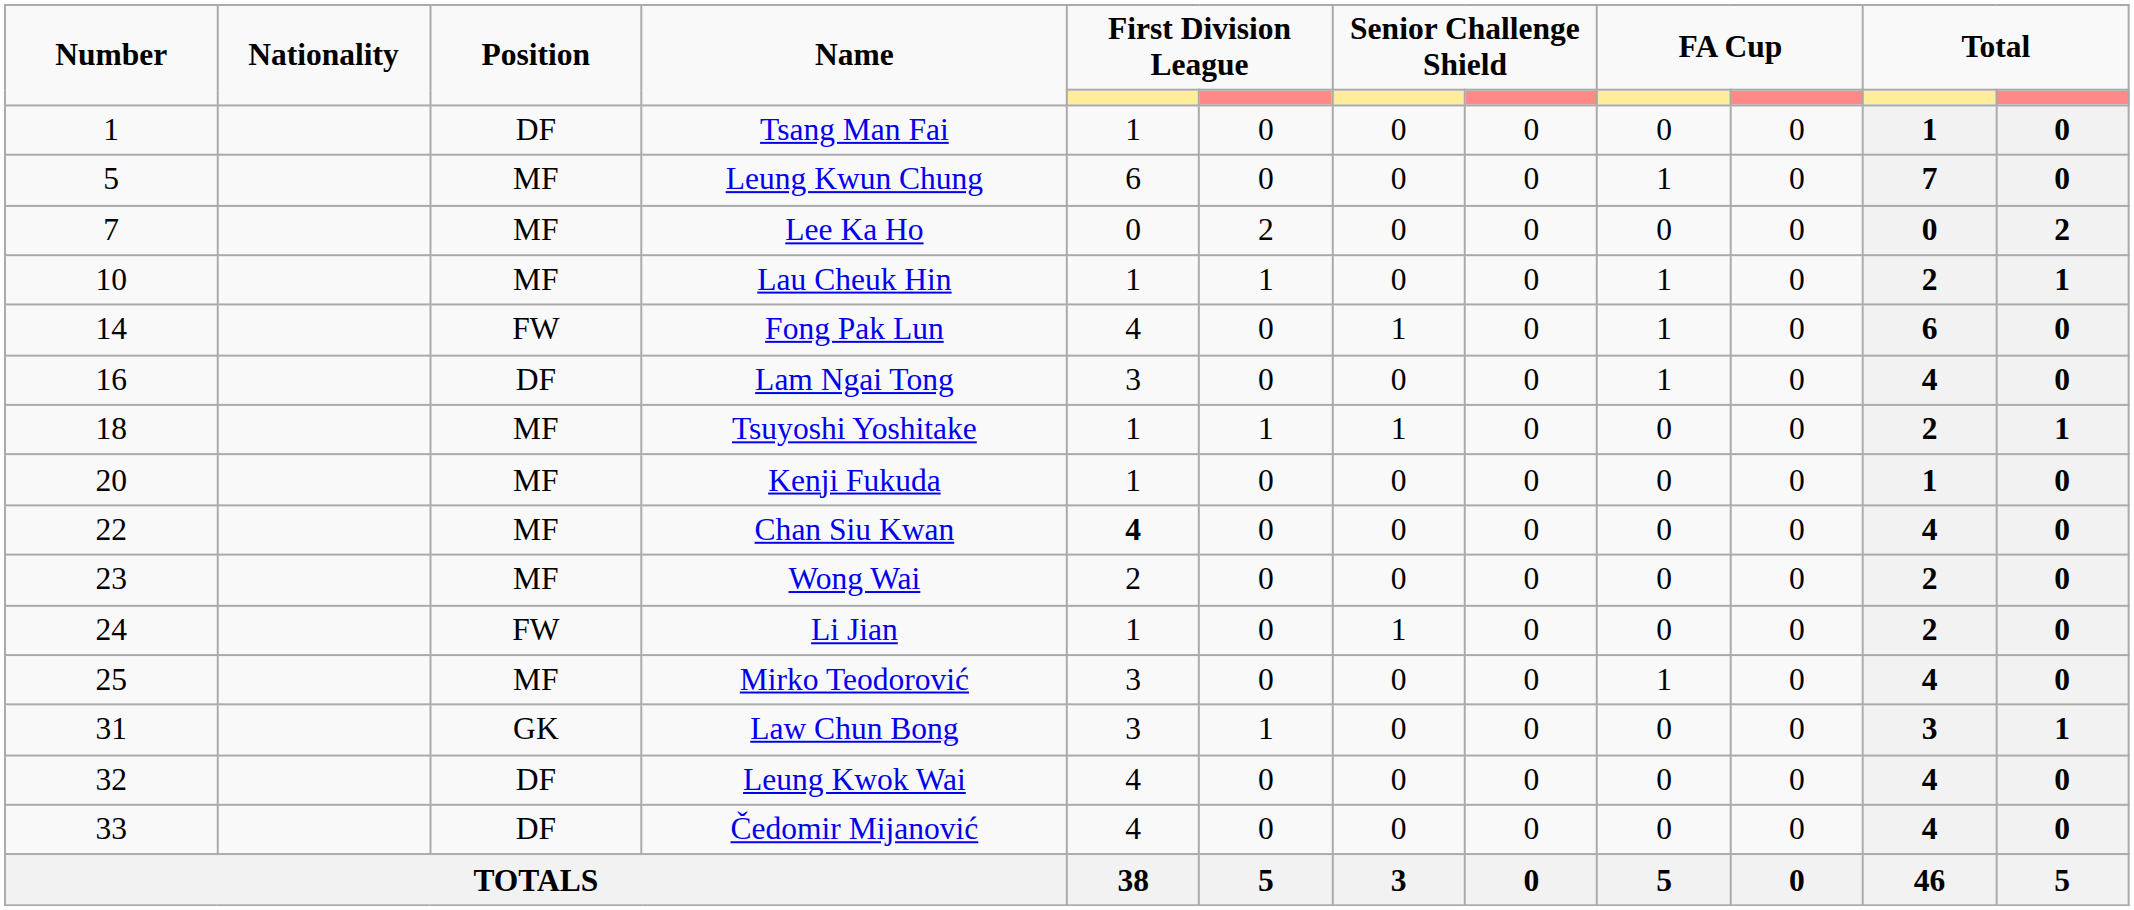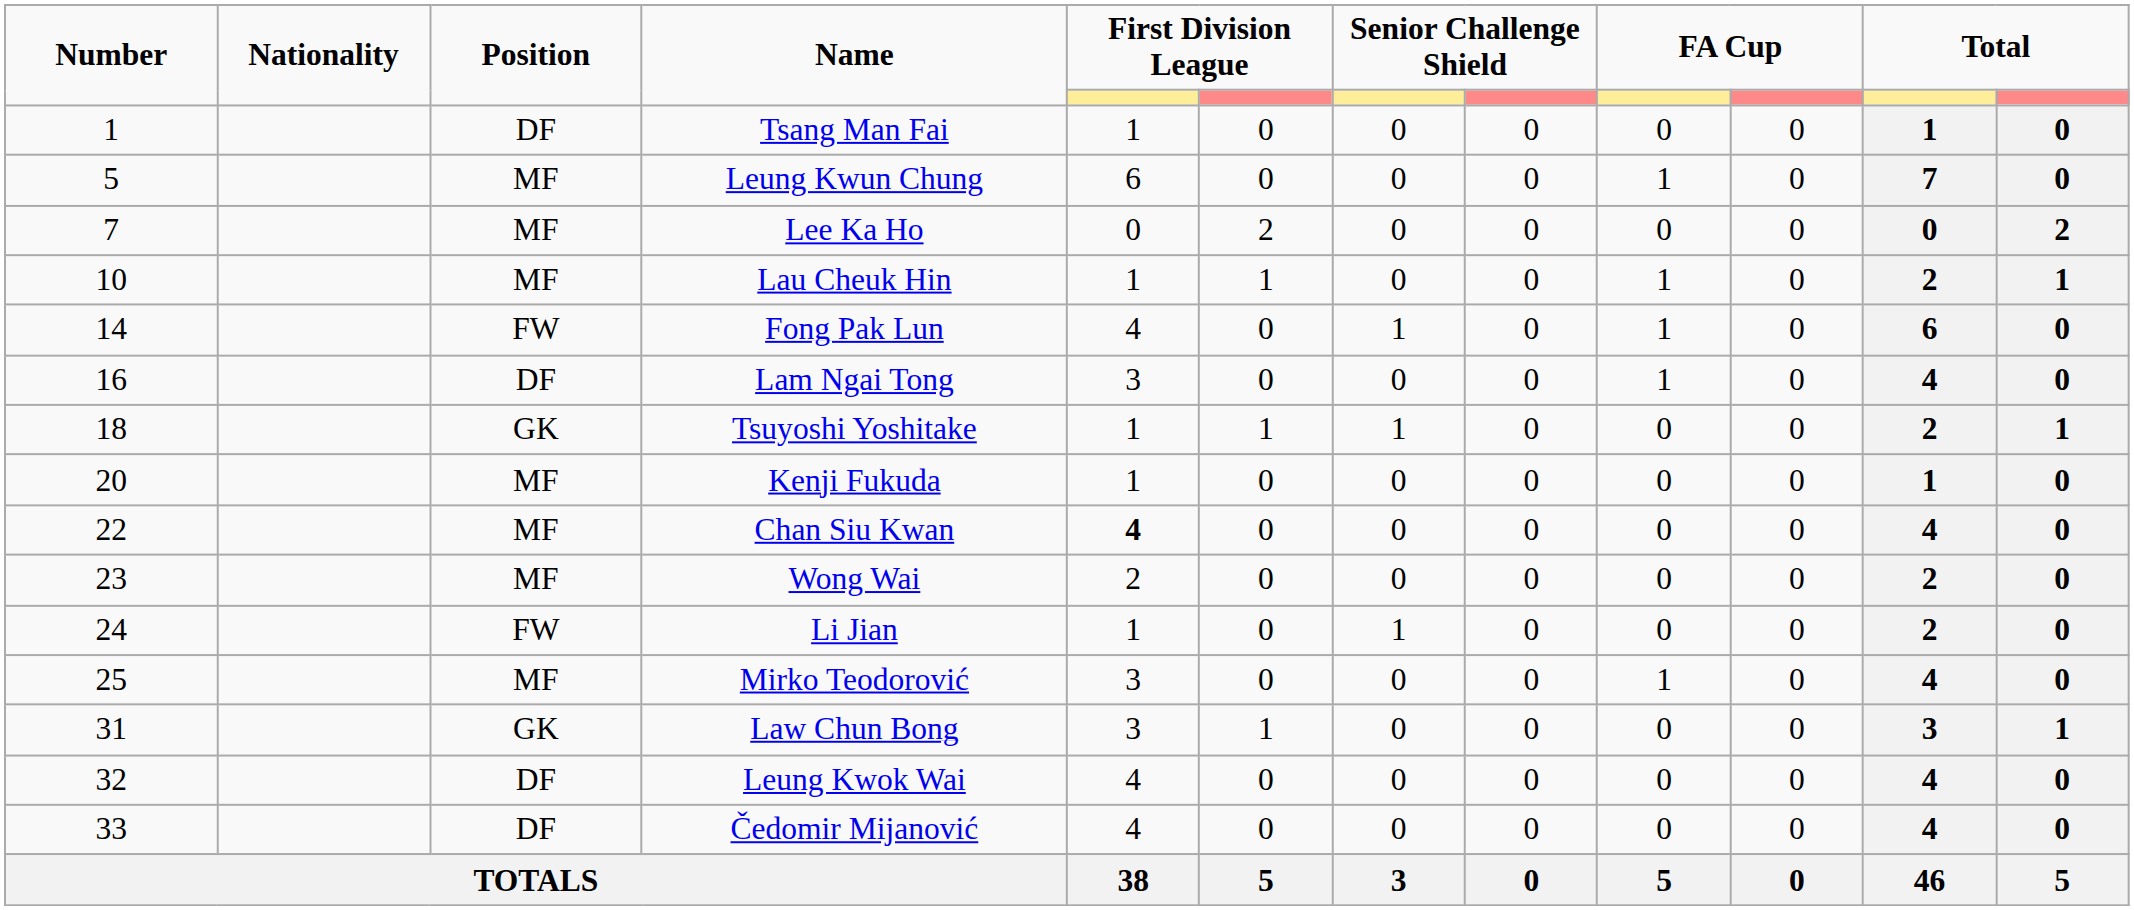(536, 429) MF -> (536, 429) GK
